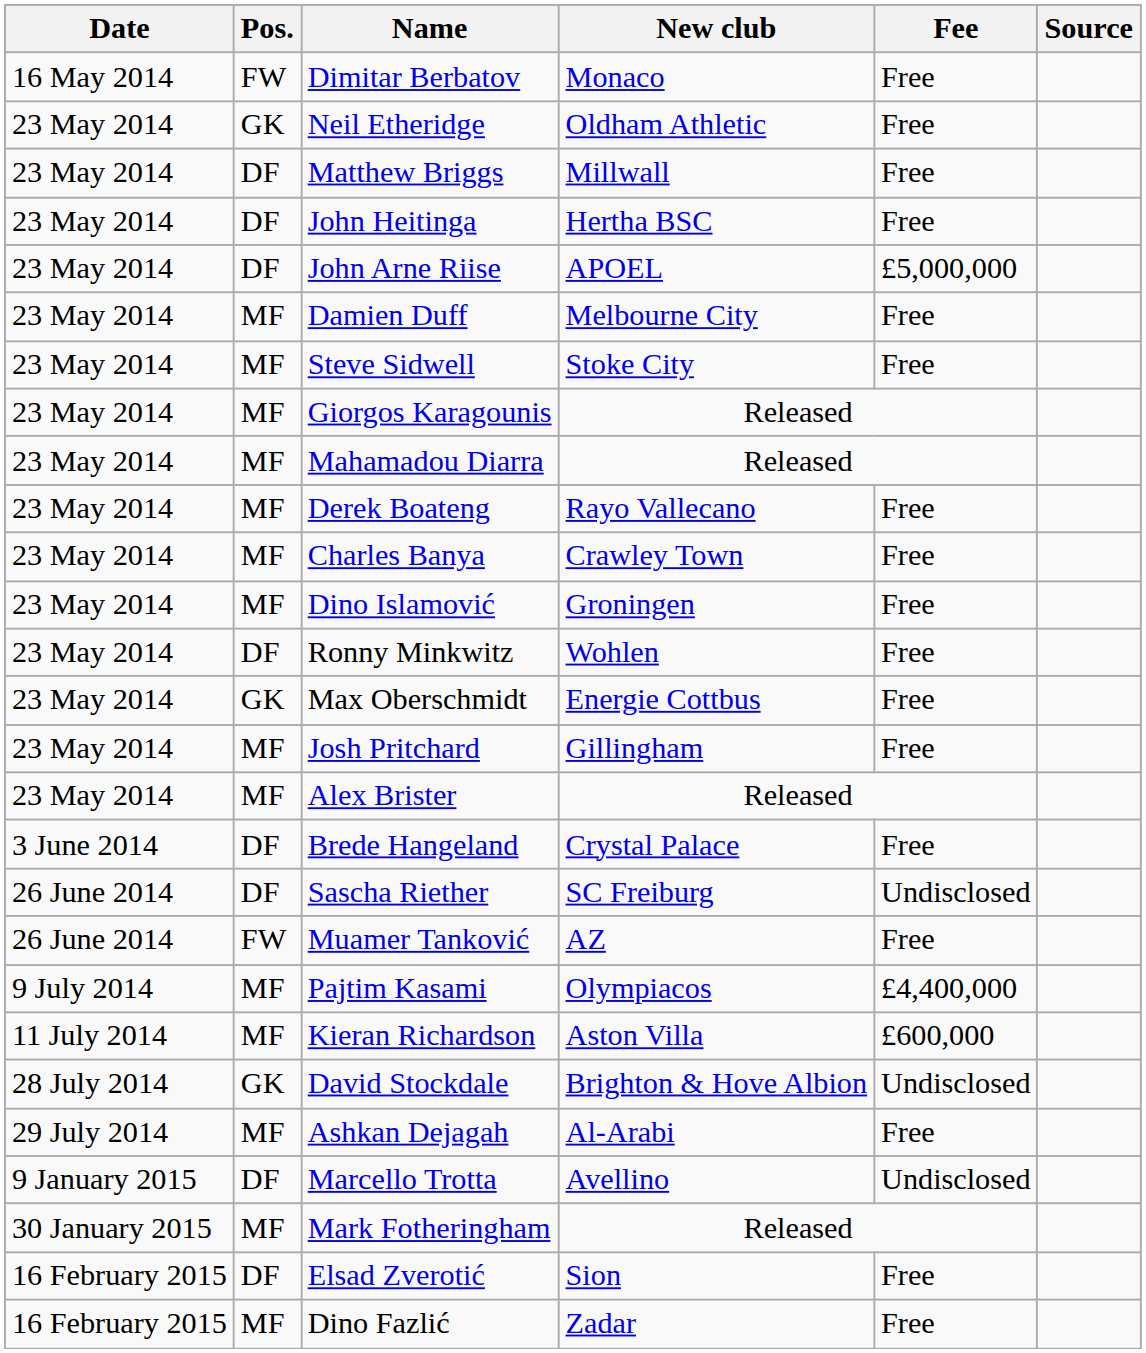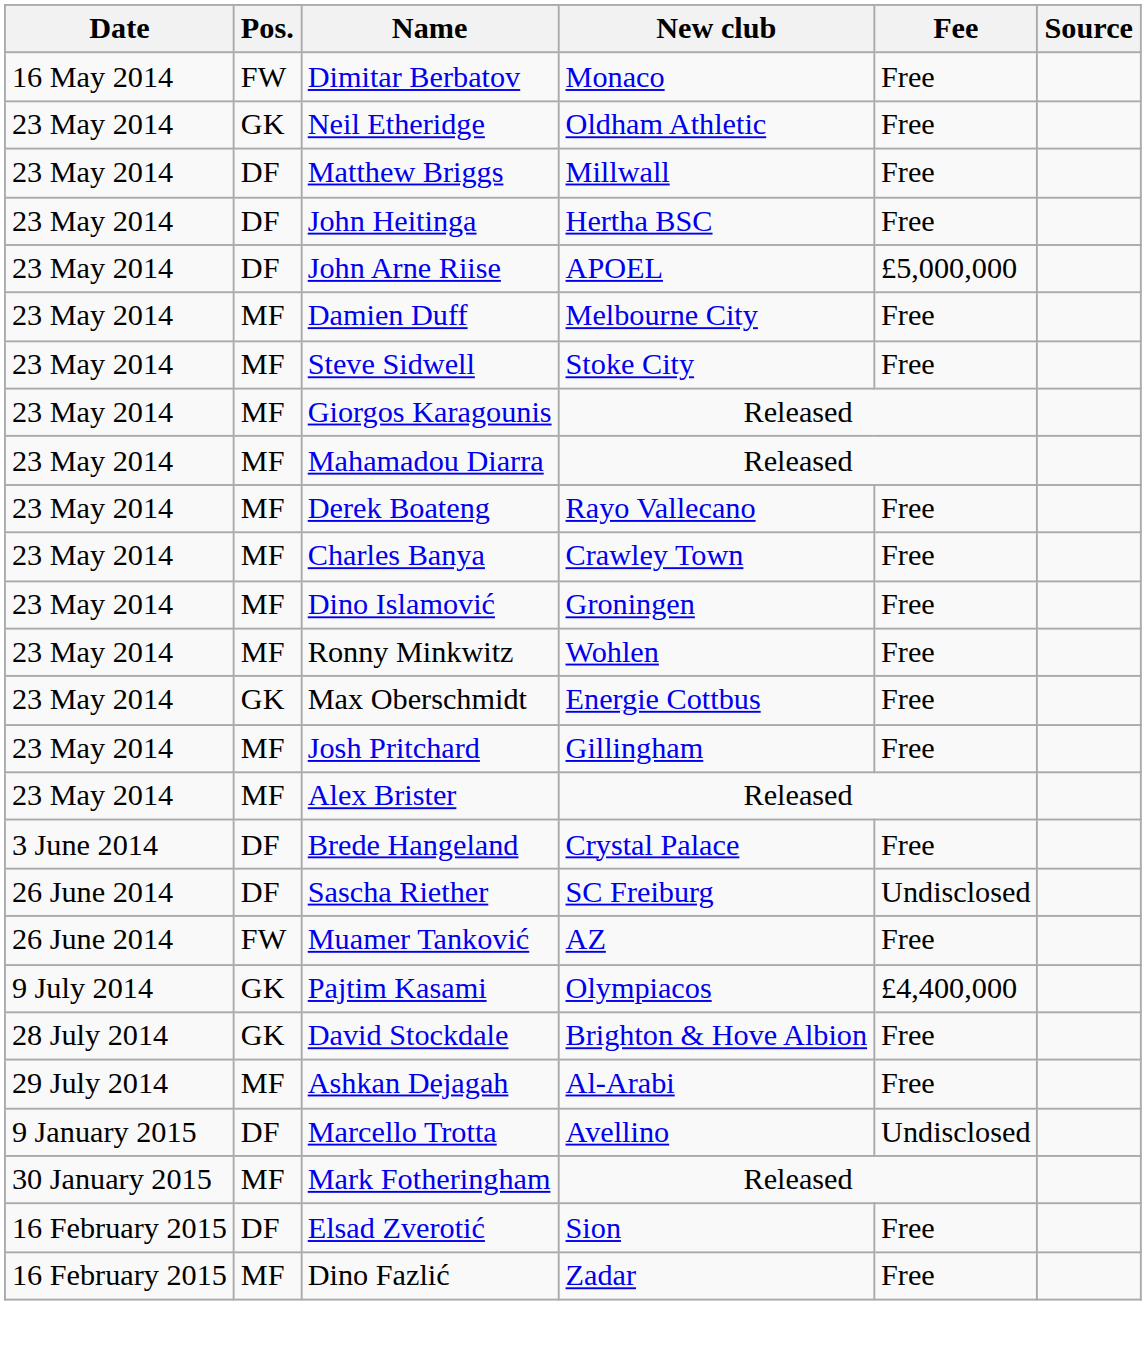(260, 651) DF -> (263, 651) MF
(263, 987) MF -> (263, 987) GK
- row: (422, 1035)
(956, 1083) Undisclosed -> (908, 1035) Free
